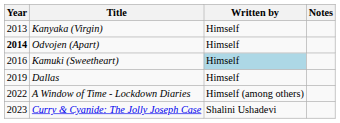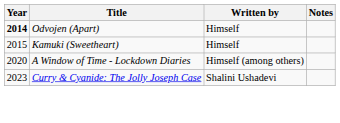- row: (67, 28)
(17, 61) 2016 -> (17, 45) 2015
(223, 61) lightblue background -> (223, 45) no background
- row: (46, 77)
(17, 93) 2022 -> (17, 61) 2020
